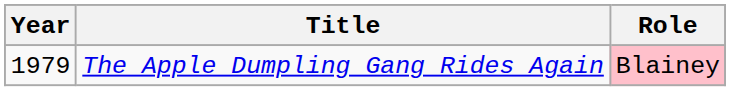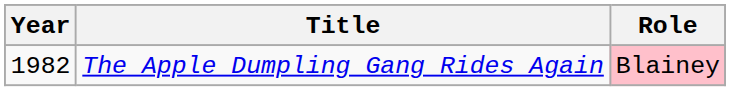(41, 66) 1979 -> (41, 66) 1982
